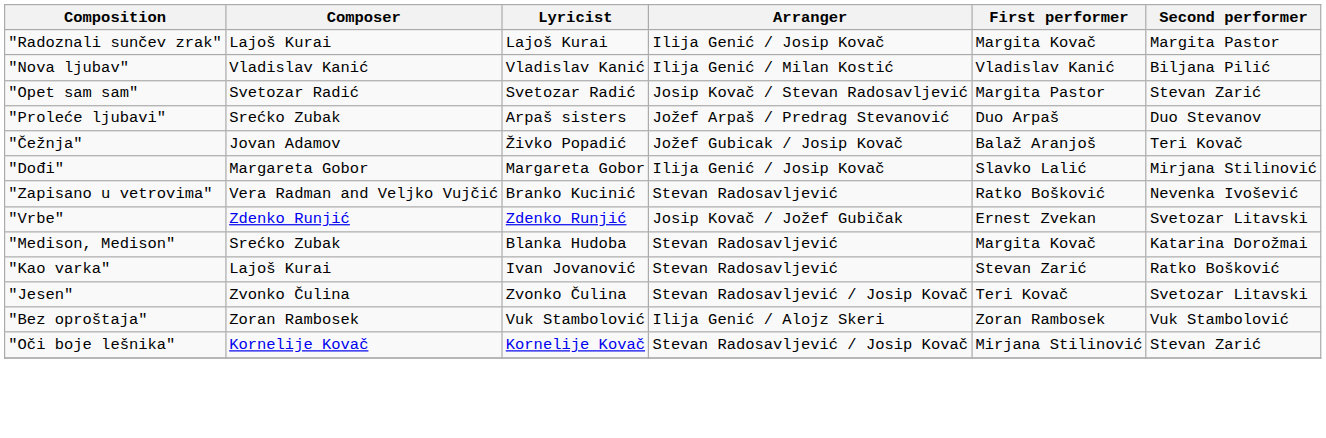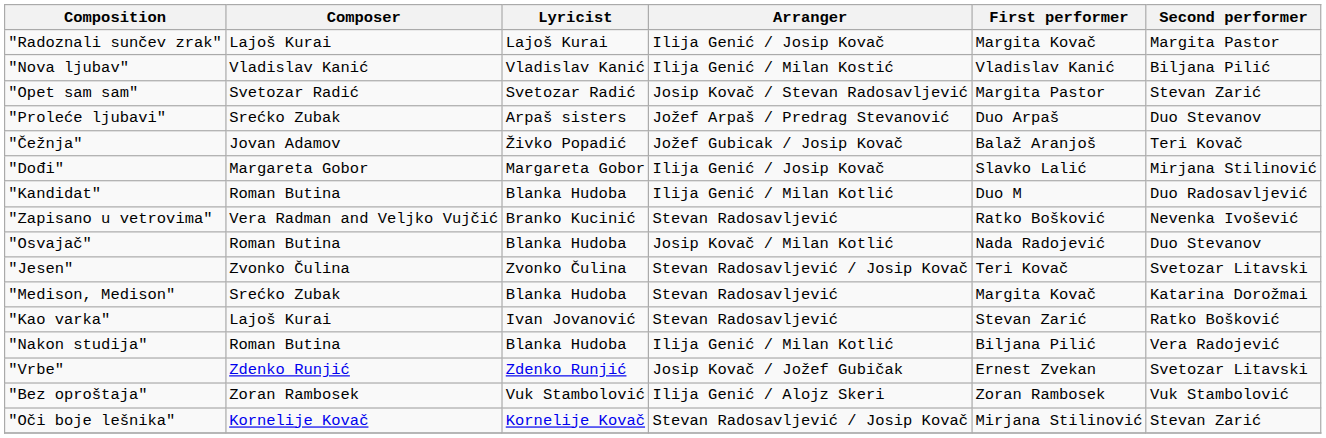+ row: (55, 194)
+ row: (50, 244)
rows swapped: (41, 295) <-> (36, 219)
+ row: (78, 345)
